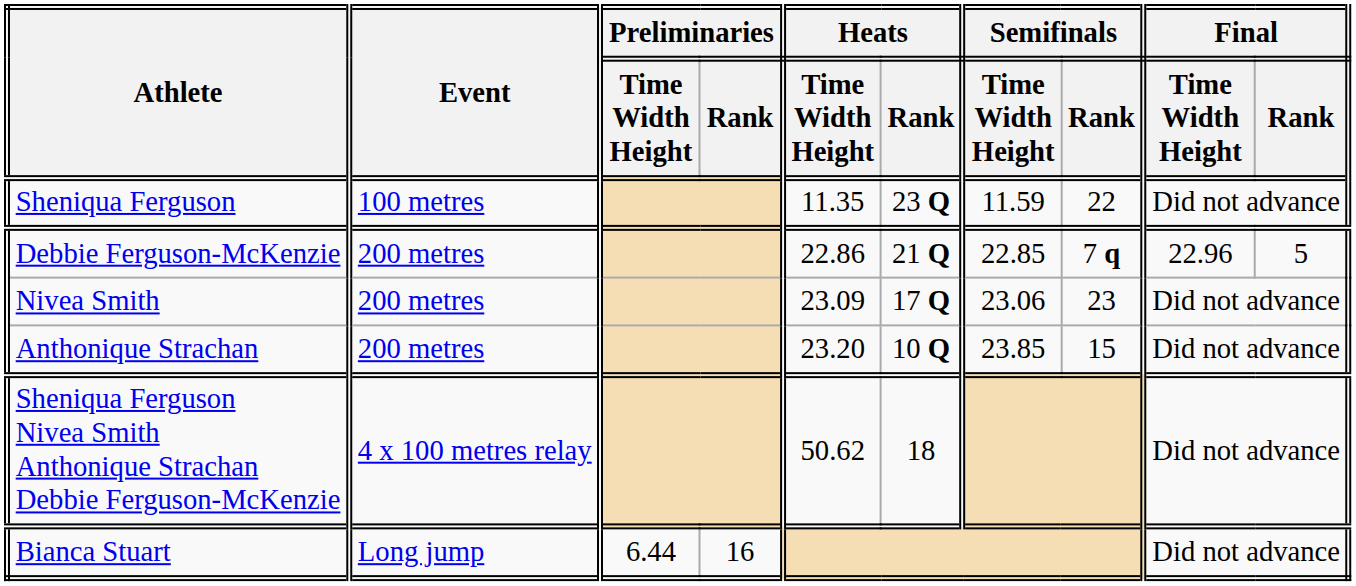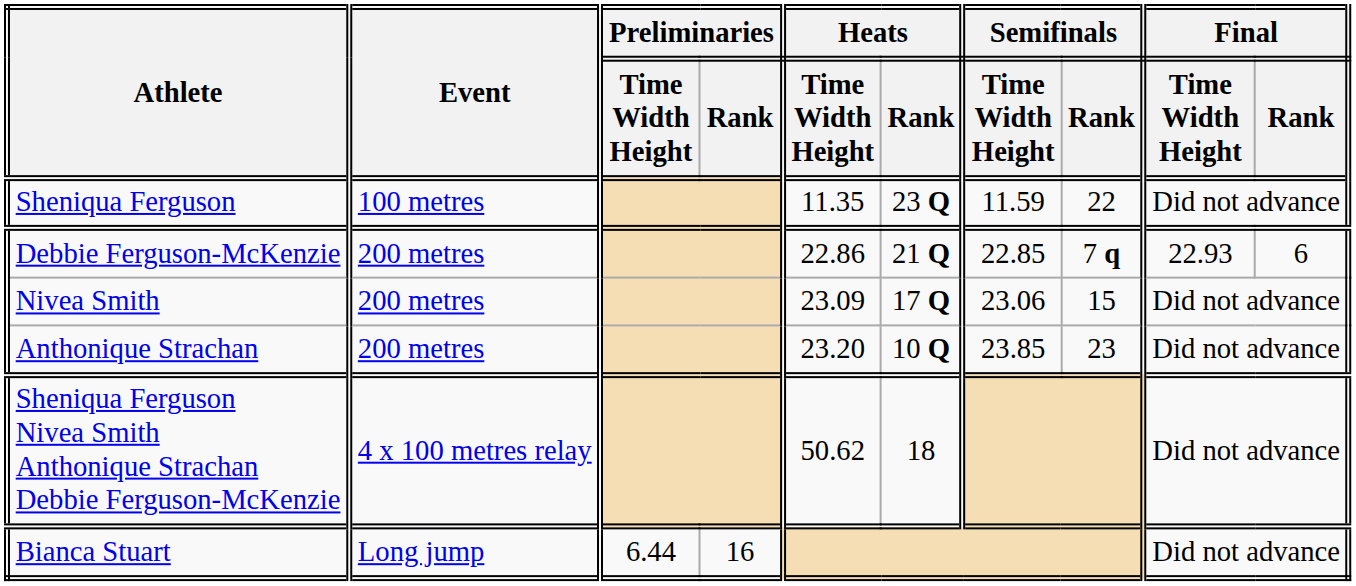(1200, 253) 22.96 -> (1200, 253) 22.93
(1301, 253) 5 -> (1301, 253) 6
(1101, 301) 23 -> (1101, 301) 15
(1101, 348) 15 -> (1101, 348) 23
